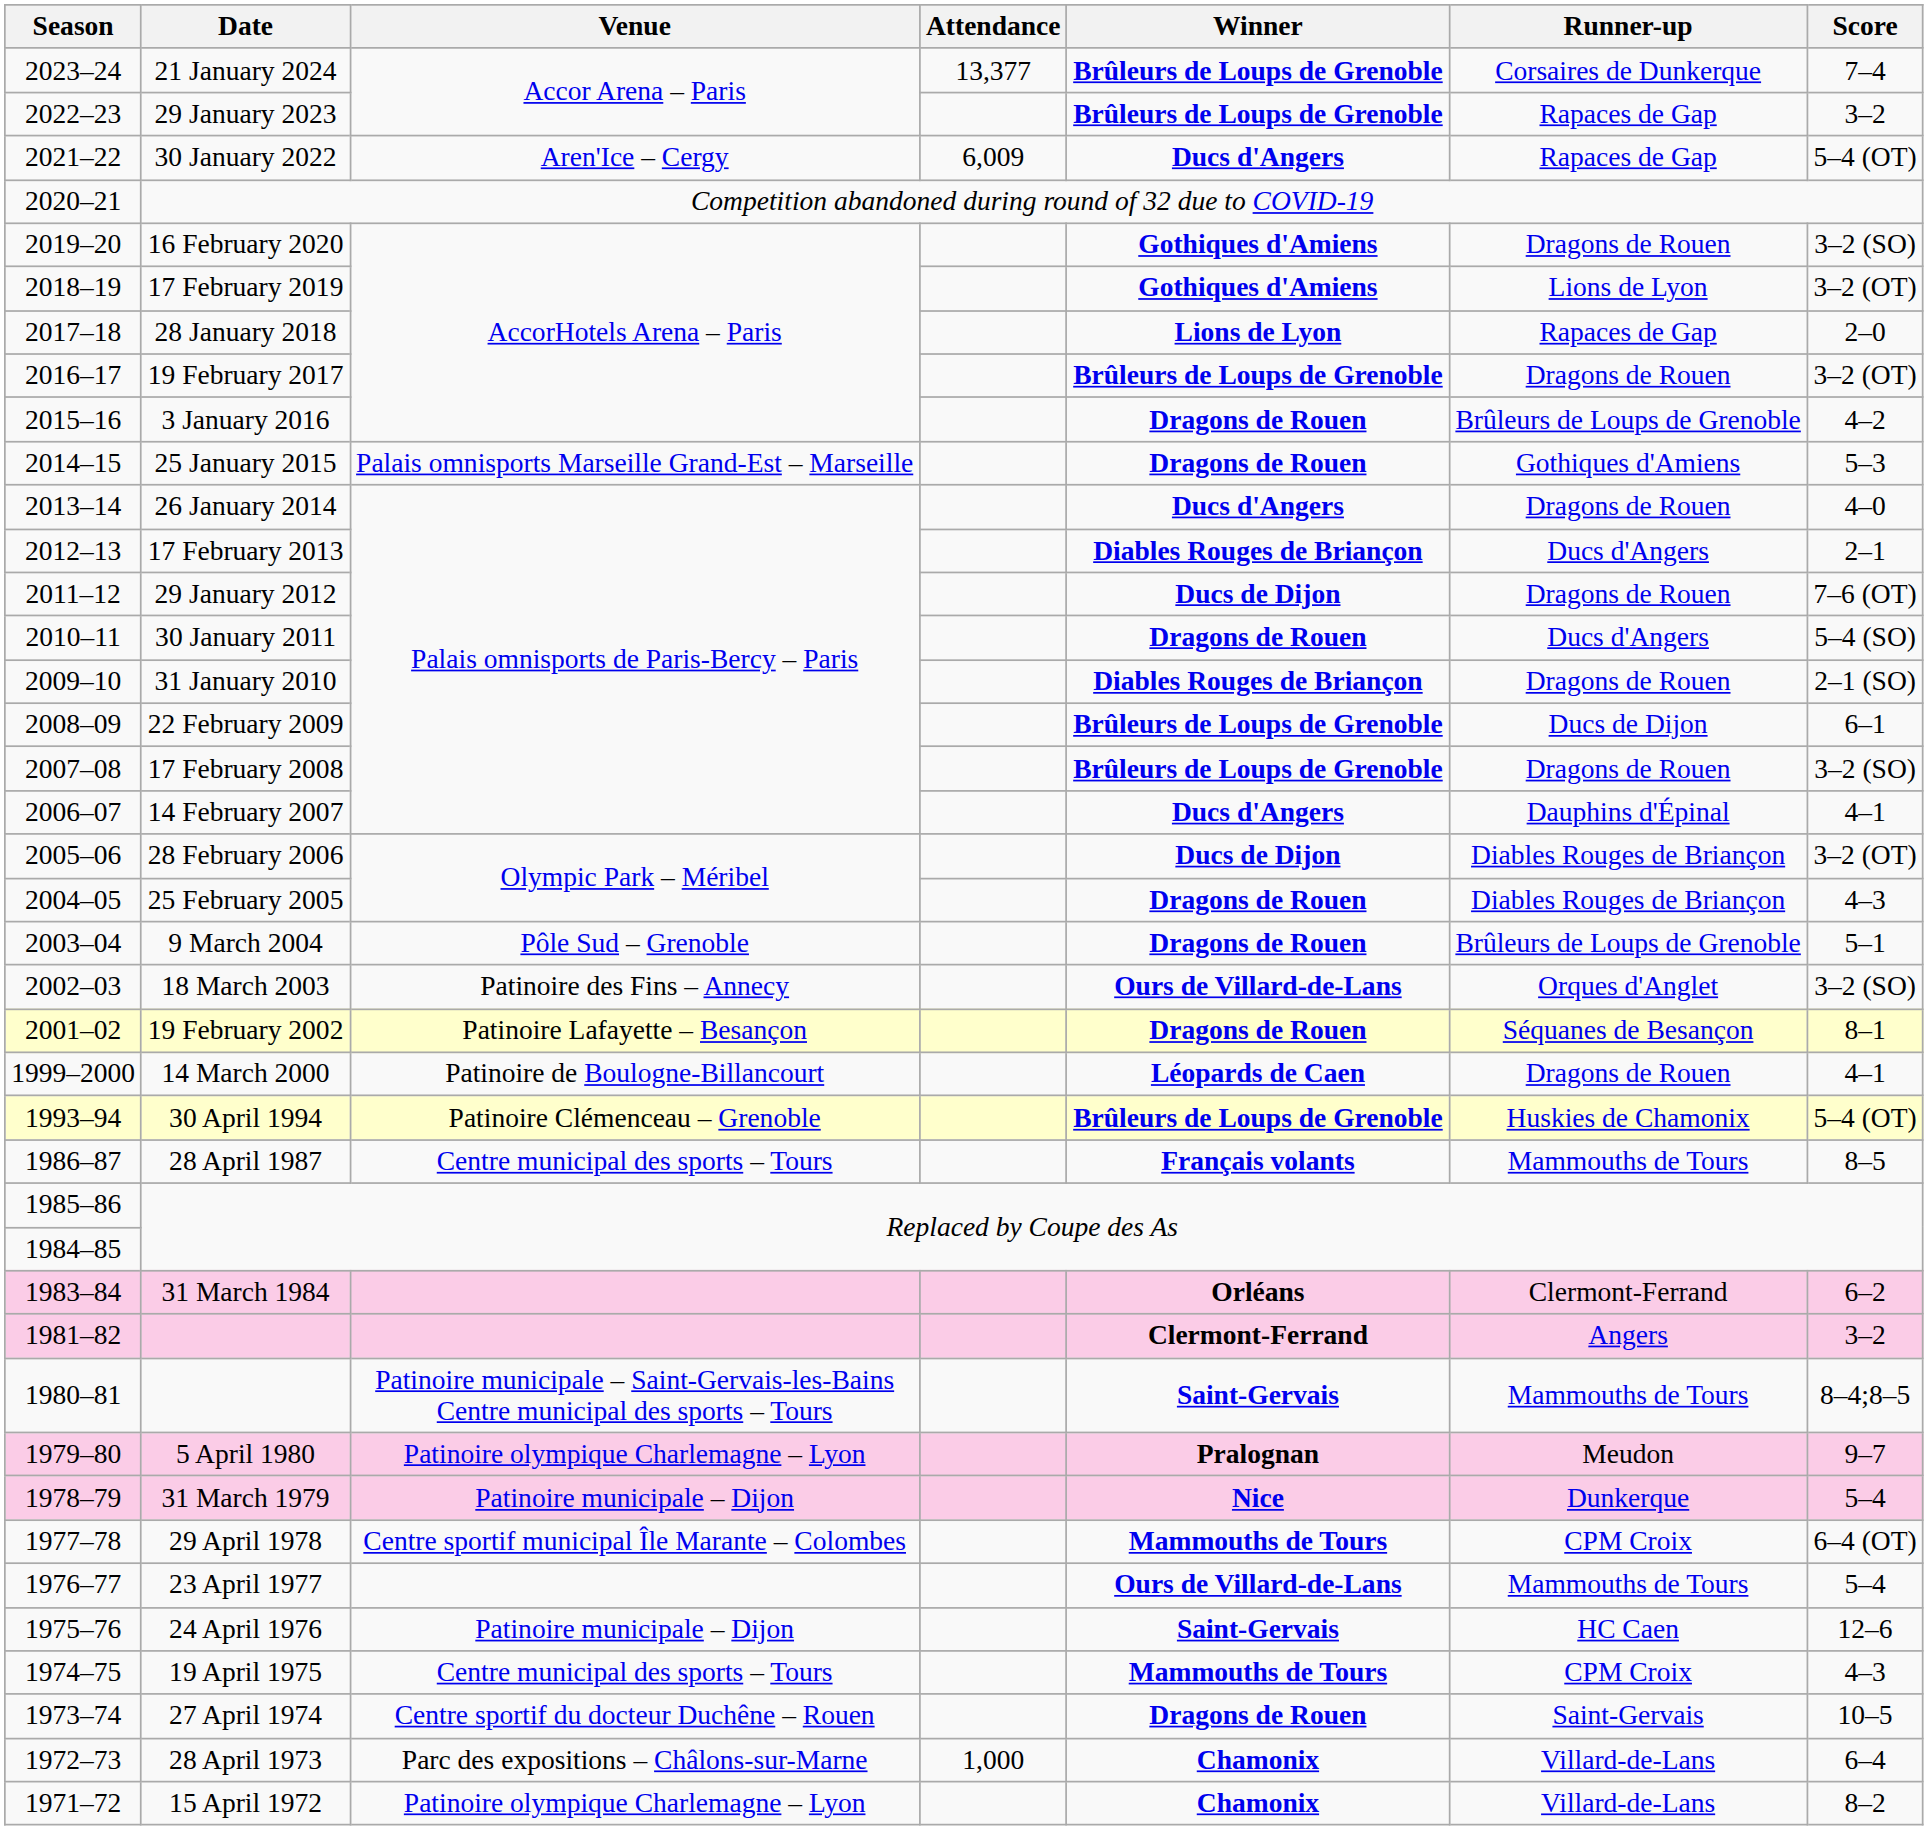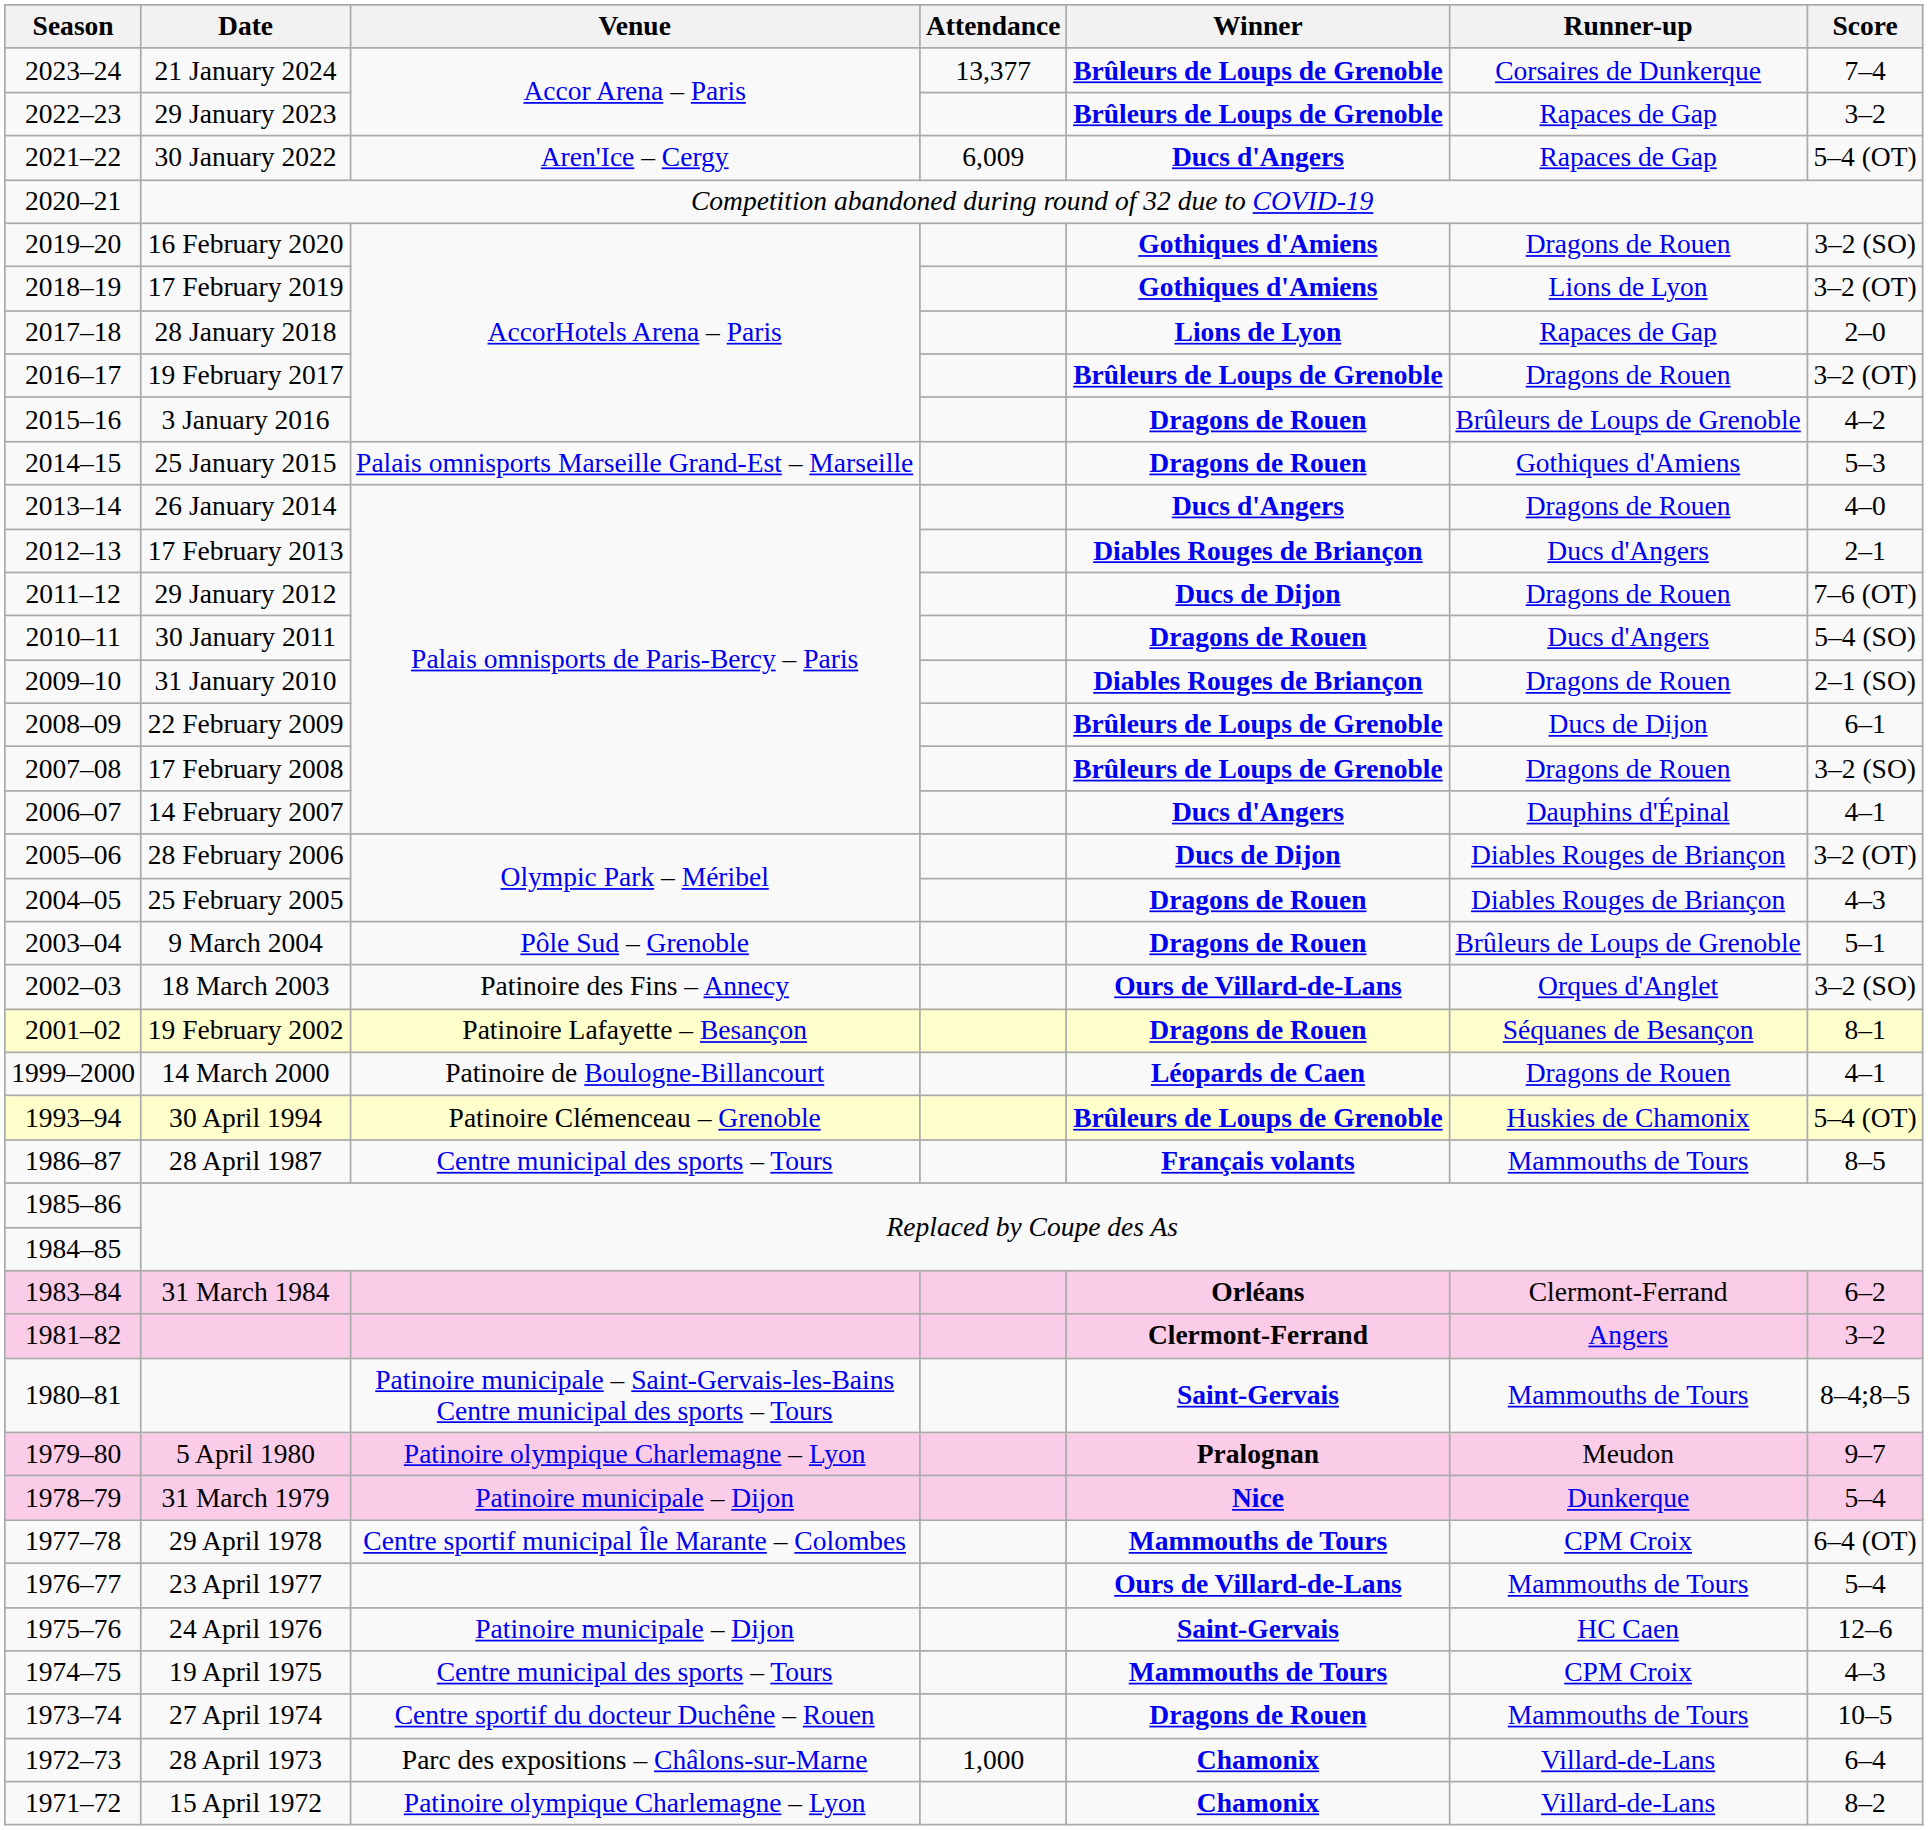(1628, 1715) Saint-Gervais -> (1628, 1715) Mammouths de Tours
